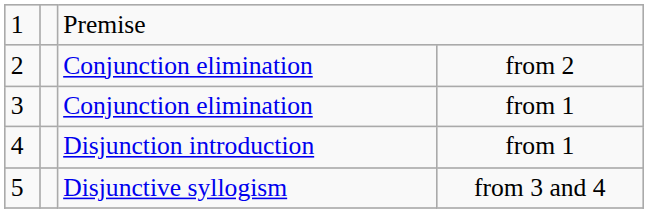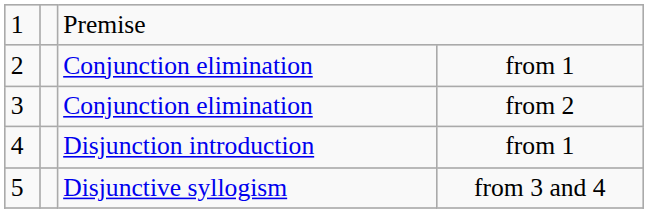(540, 65) from 2 -> (540, 65) from 1
(540, 106) from 1 -> (540, 106) from 2
